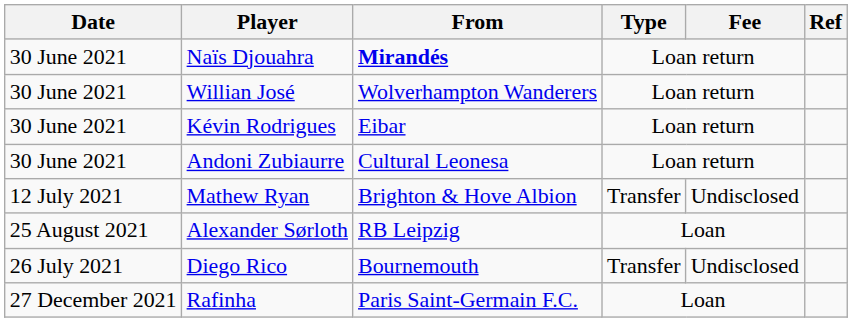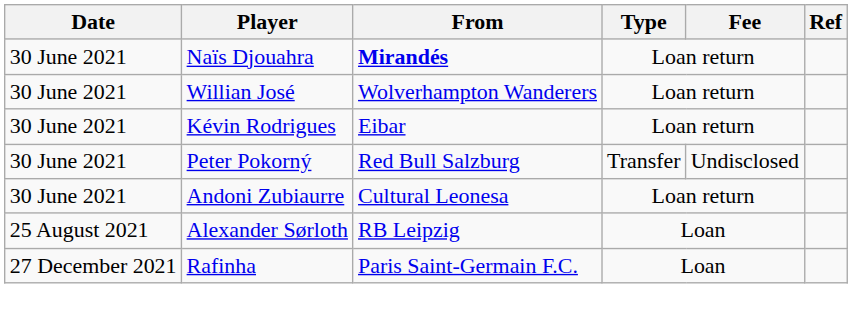+ row: (249, 160)
- row: (248, 195)
- row: (237, 265)
